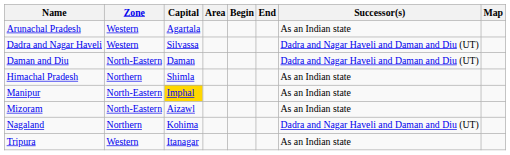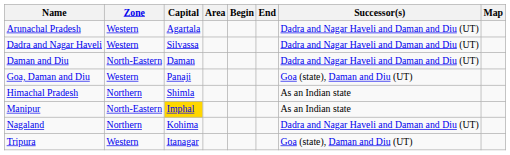(316, 29) As an Indian state -> (380, 29) Dadra and Nagar Haveli and Daman and Diu (UT)
+ row: (48, 77)
- row: (25, 109)
(316, 142) As an Indian state -> (347, 142) Goa (state), Daman and Diu (UT)
